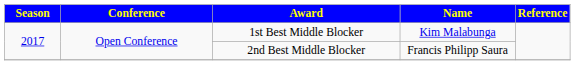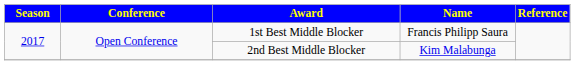(458, 32) Kim Malabunga -> (458, 32) Francis Philipp Saura
(458, 50) Francis Philipp Saura -> (458, 50) Kim Malabunga
